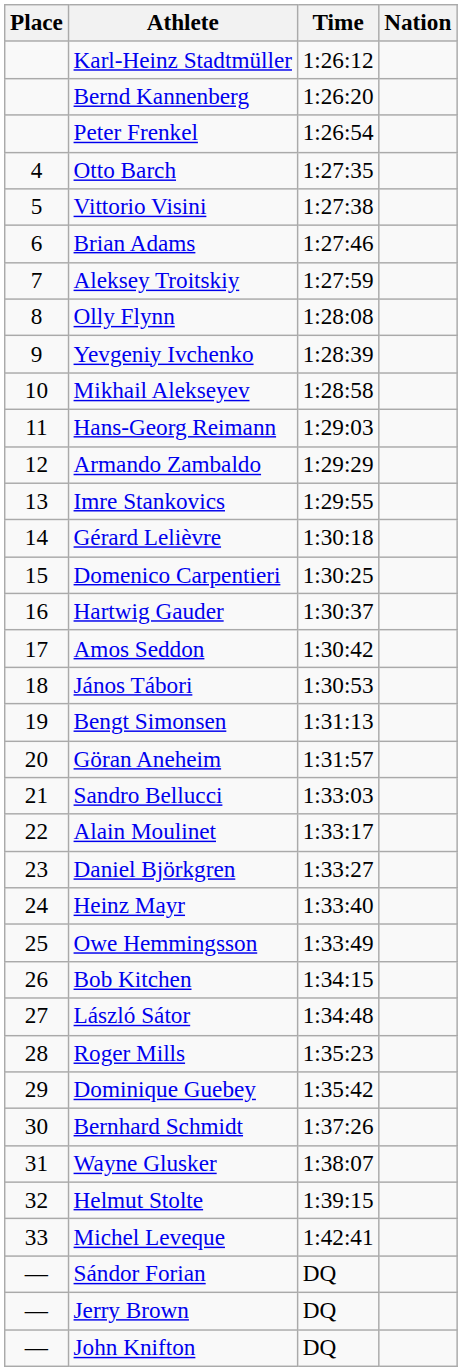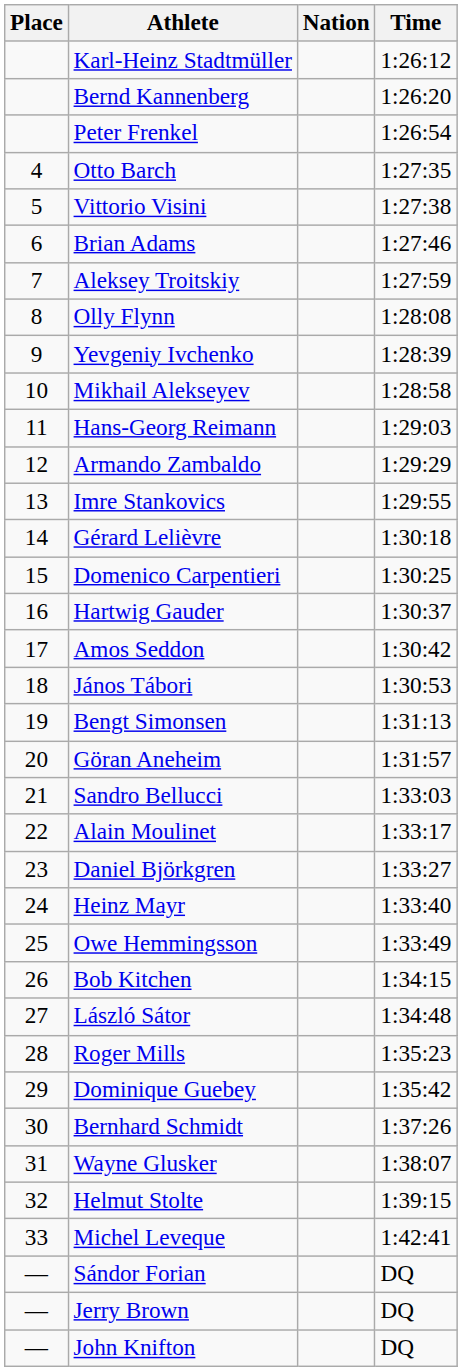columns swapped: (418, 22) <-> (338, 22)
